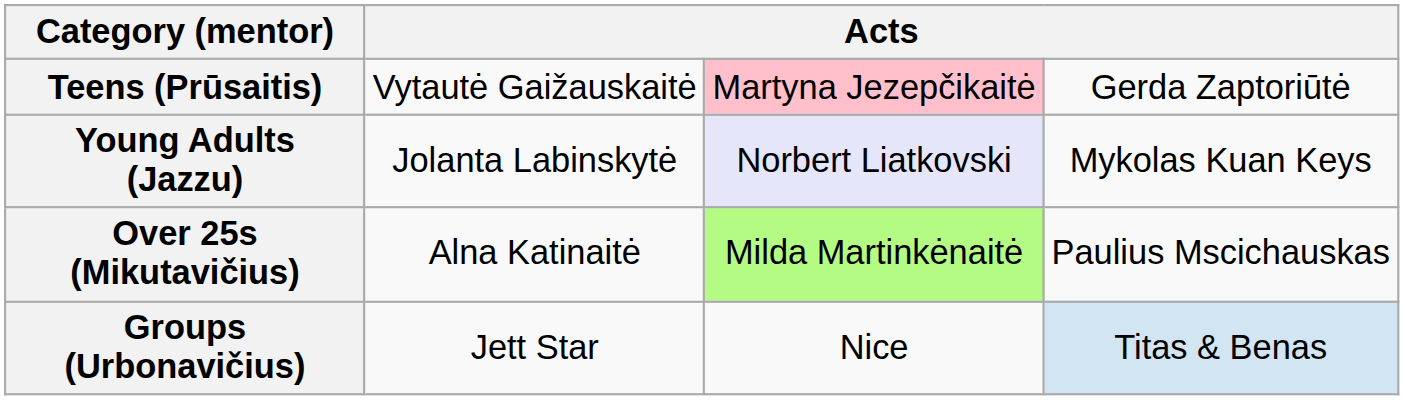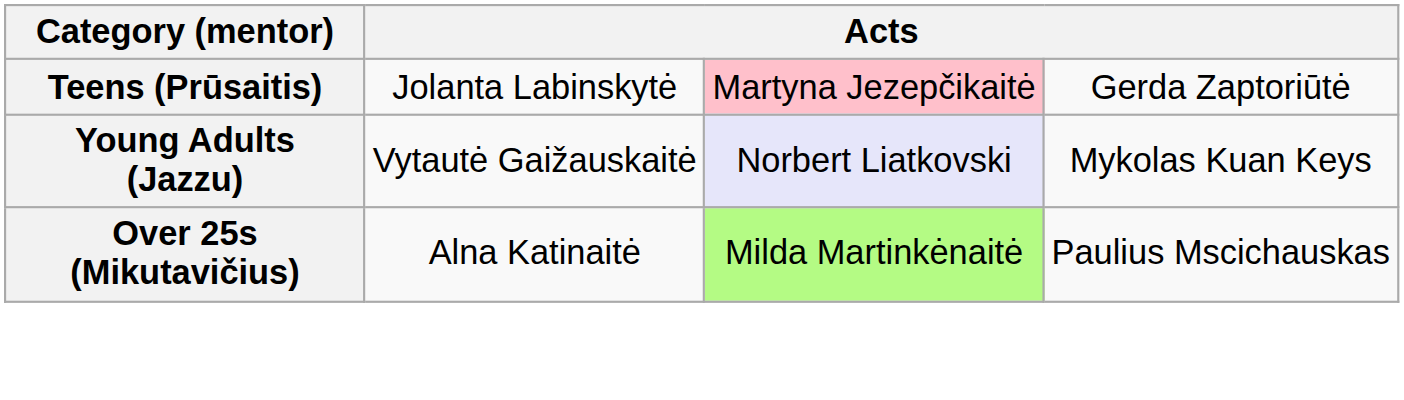(535, 86) Vytautė Gaižauskaitė -> (535, 86) Jolanta Labinskytė
(535, 160) Jolanta Labinskytė -> (535, 160) Vytautė Gaižauskaitė
- row: (185, 346)
